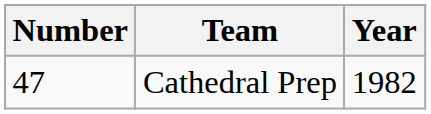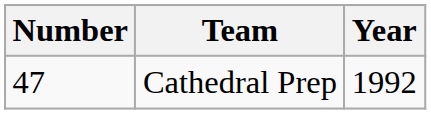(384, 81) 1982 -> (384, 81) 1992
